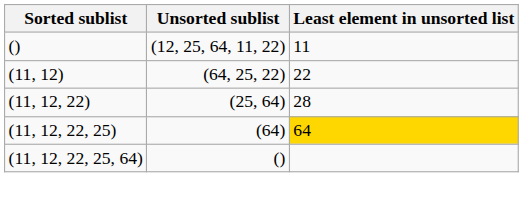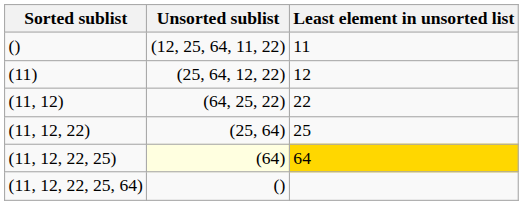+ row: (23, 74)
(302, 102) 28 -> (302, 130) 25
(271, 130) no background -> (271, 158) lightyellow background
